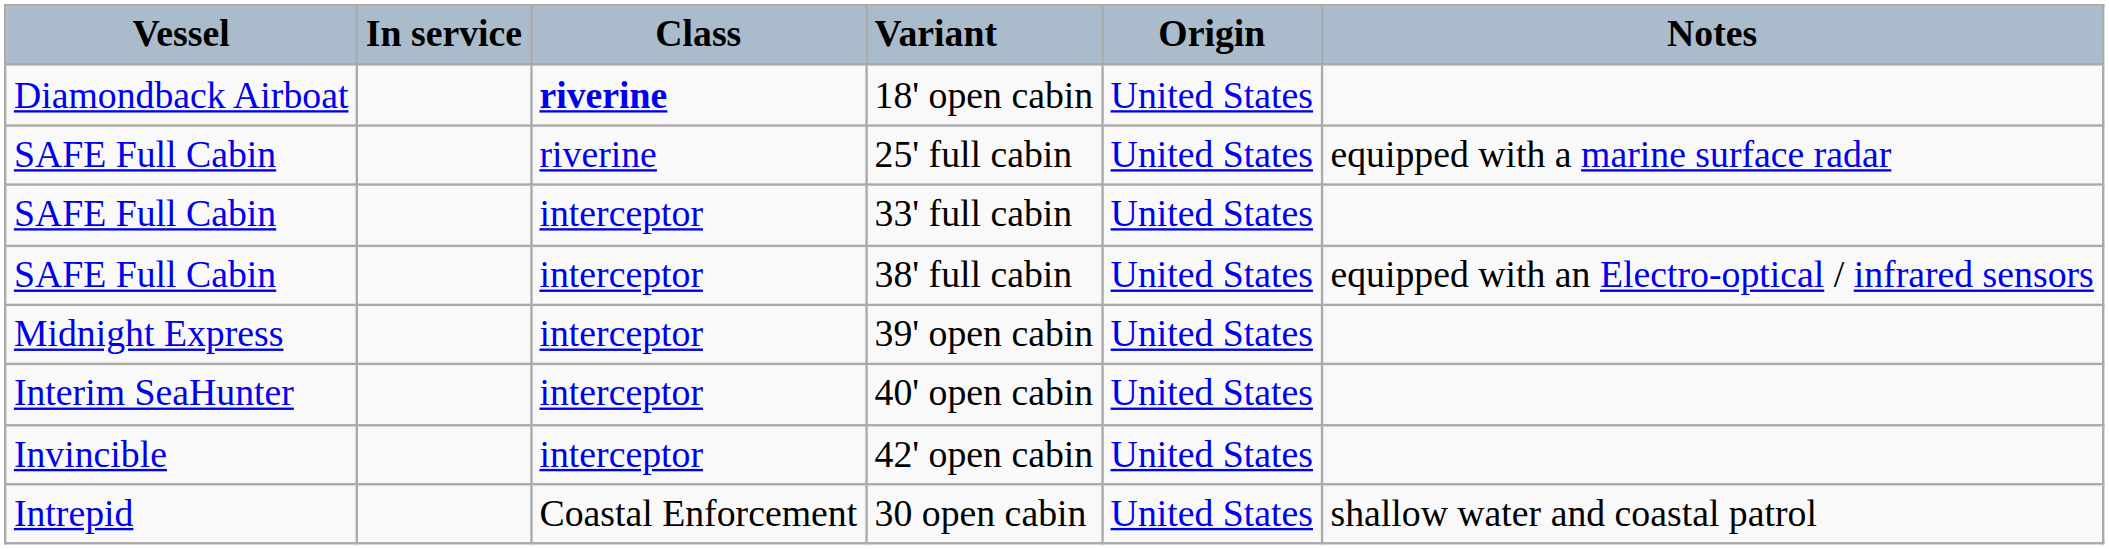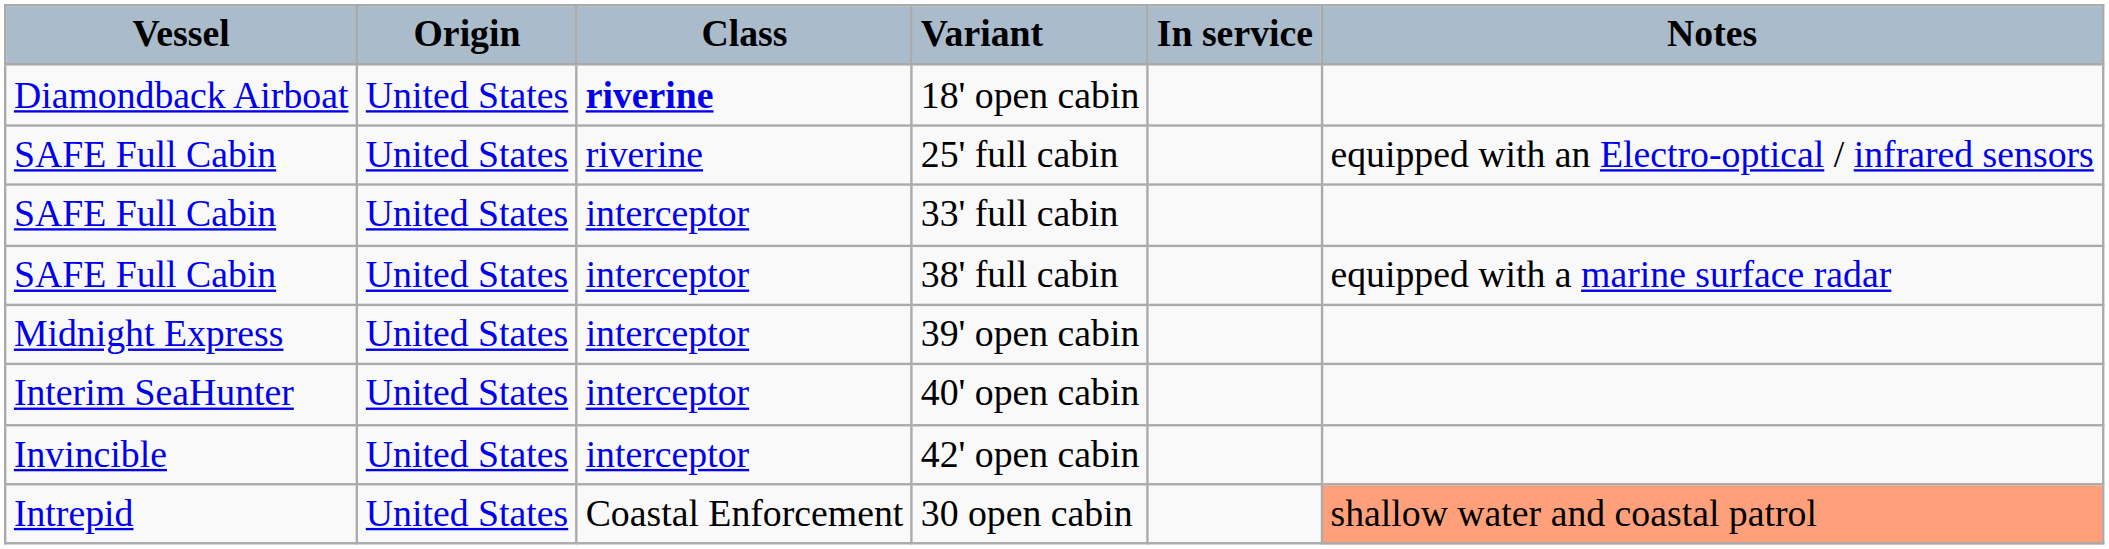columns swapped: (1212, 34) <-> (444, 34)
(1611, 154) equipped with a marine surface radar -> (1712, 154) equipped with an Electro-optical / infrared sensors
(1712, 273) equipped with an Electro-optical / infrared sensors -> (1611, 273) equipped with a marine surface radar
(1574, 513) no background -> (1574, 513) lightsalmon background
